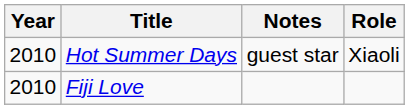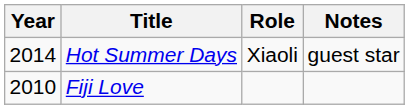columns swapped: (374, 21) <-> (293, 21)
(33, 54) 2010 -> (33, 54) 2014
